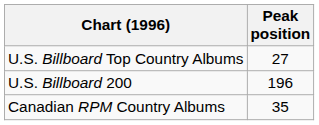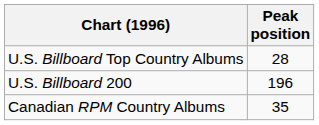(280, 58) 27 -> (280, 58) 28
